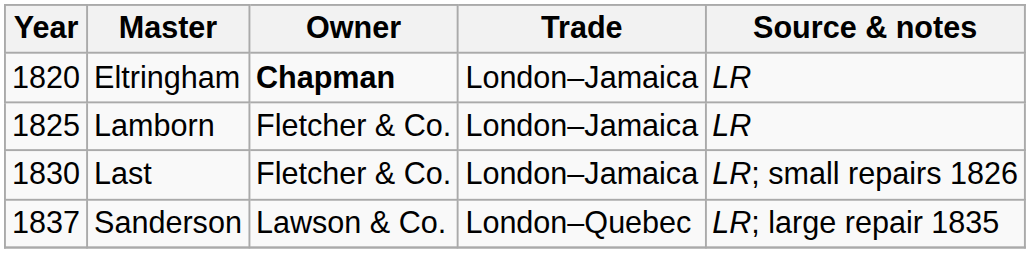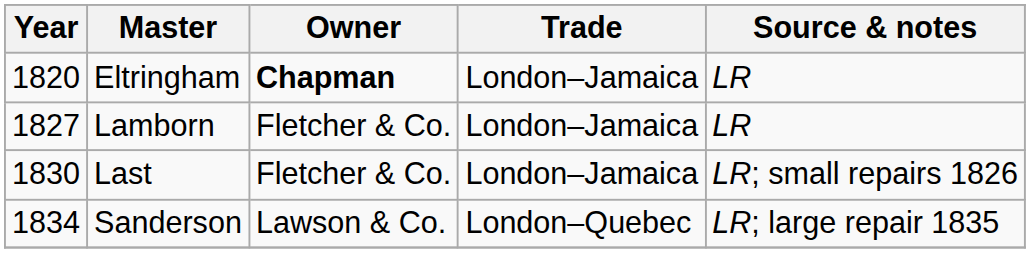(46, 125) 1825 -> (46, 125) 1827
(46, 222) 1837 -> (46, 222) 1834
